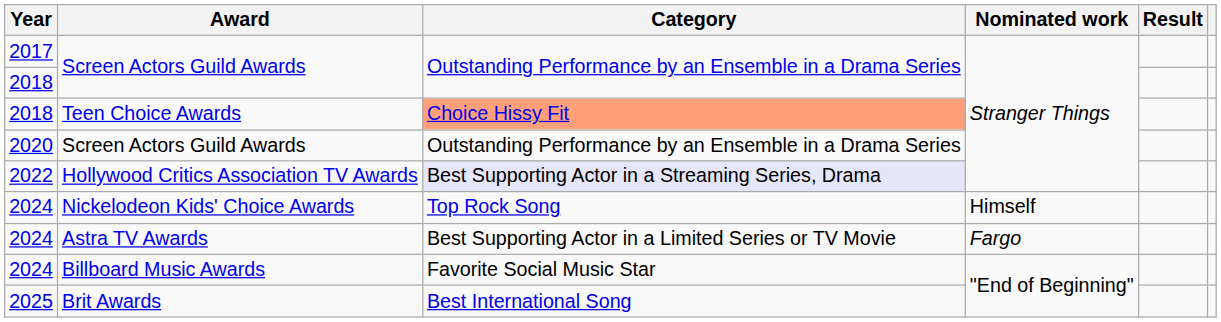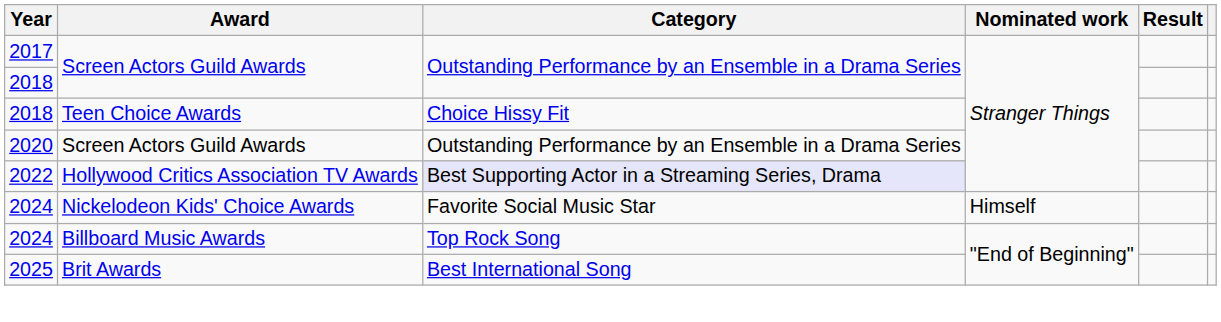(498, 113) lightsalmon background -> (498, 113) no background
(494, 207) Top Rock Song -> (541, 207) Favorite Social Music Star
- row: (31, 238)
(541, 269) Favorite Social Music Star -> (494, 238) Top Rock Song
